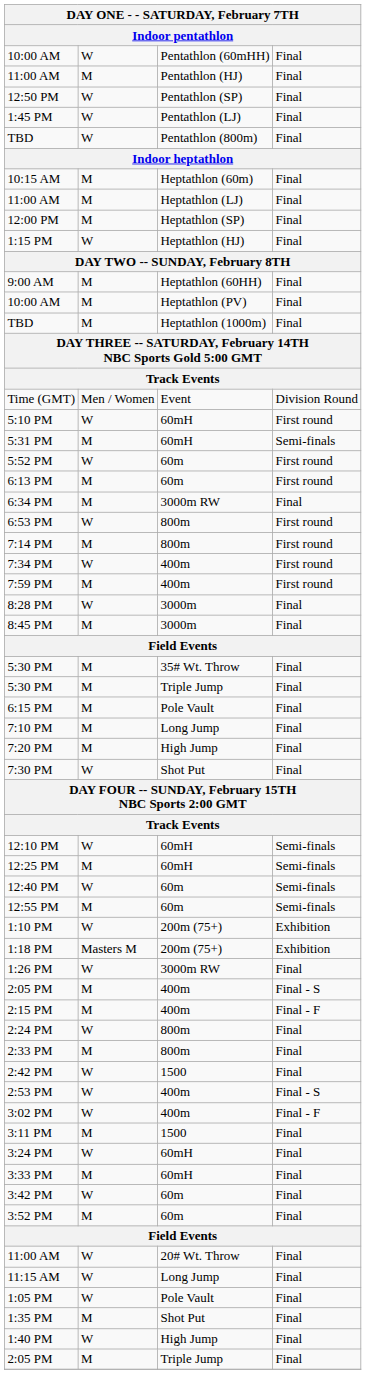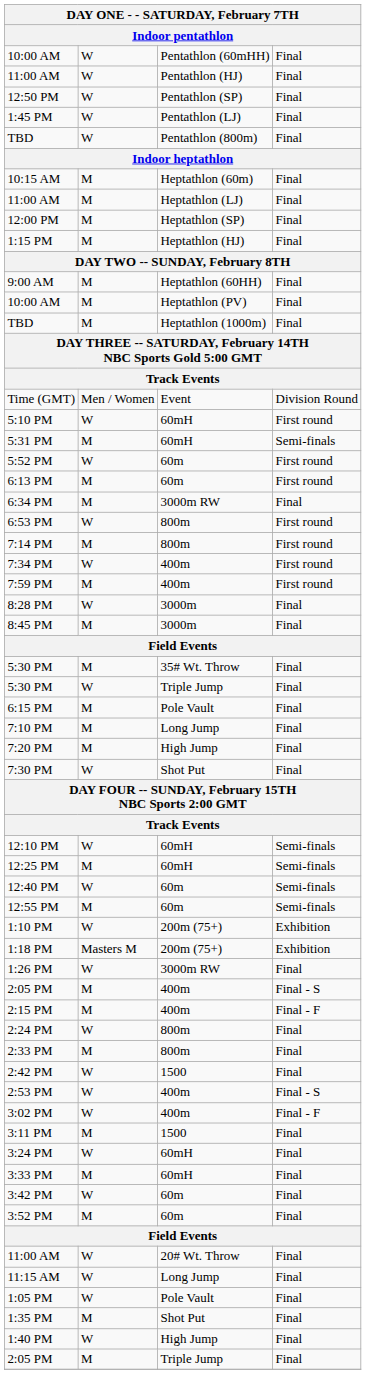(87, 76) M -> (87, 76) W
(87, 240) W -> (87, 240) M
(87, 687) M -> (87, 687) W
